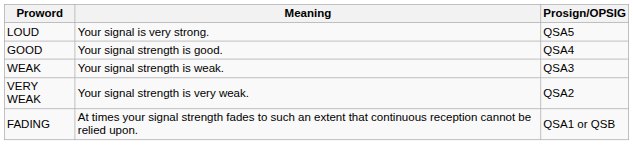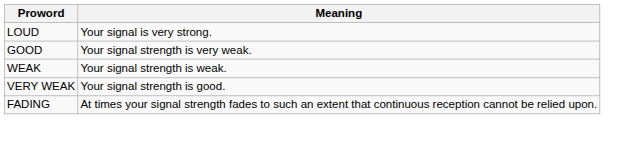- column: (585, 13)
(150, 50) Your signal strength is good. -> (166, 50) Your signal strength is very weak.
(163, 93) Your signal strength is very weak. -> (153, 86) Your signal strength is good.
